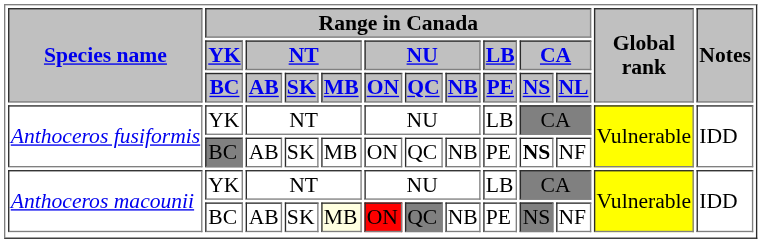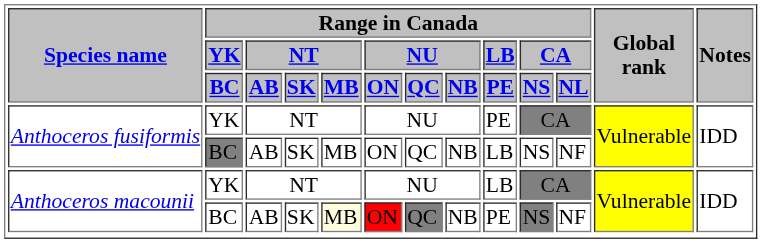(500, 119) LB -> (498, 119) PE
(498, 152) PE -> (500, 152) LB
(537, 152) bold -> (537, 152) normal
